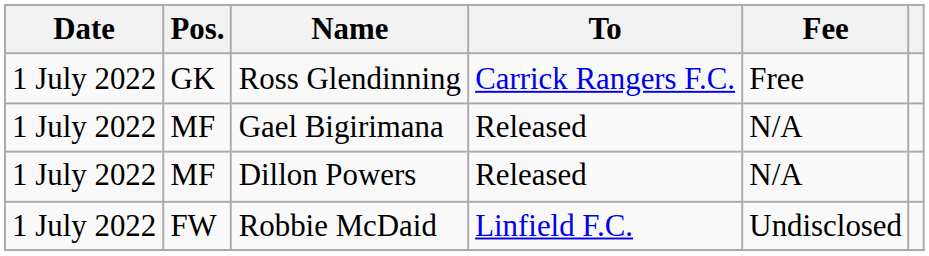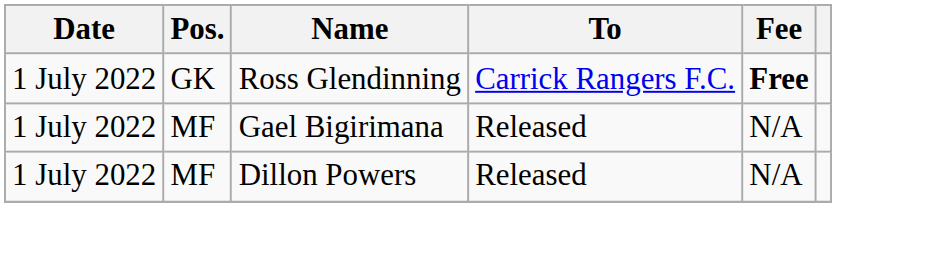(777, 77) normal -> (779, 77) bold
- row: (338, 224)
